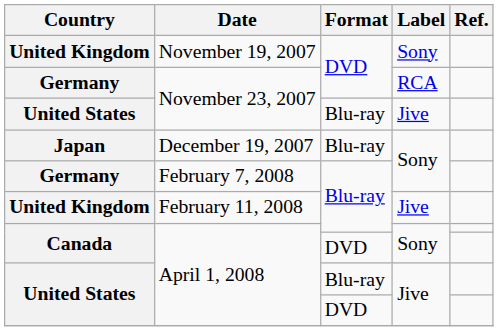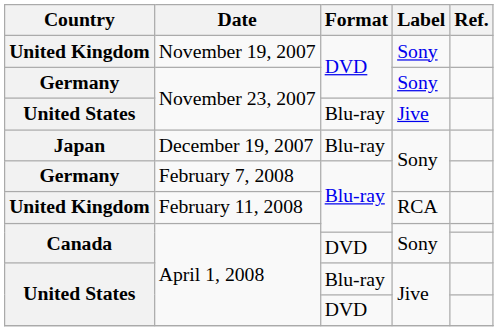(417, 82) RCA -> (417, 82) Sony
(413, 207) Jive -> (417, 207) RCA
